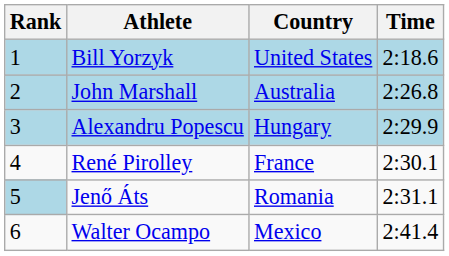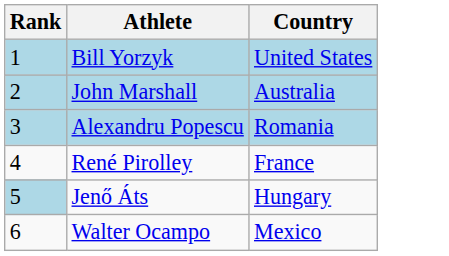- column: (410, 22)
(293, 127) Hungary -> (294, 127) Romania
(294, 197) Romania -> (293, 197) Hungary
